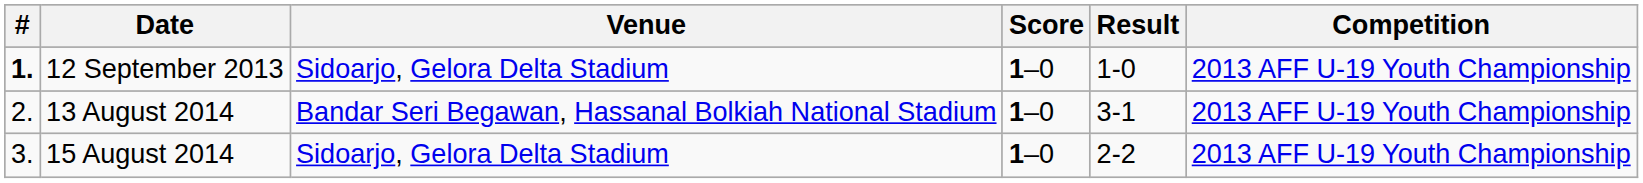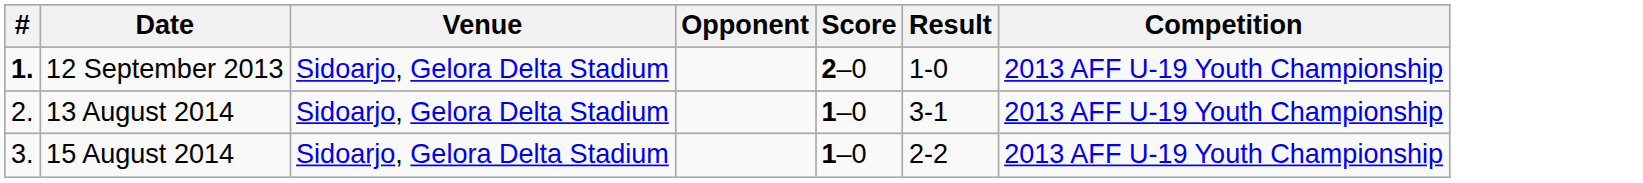+ column: (745, 25)
(1032, 68) 1–0 -> (844, 68) 2–0
(646, 111) Bandar Seri Begawan, Hassanal Bolkiah National Stadium -> (482, 111) Sidoarjo, Gelora Delta Stadium
